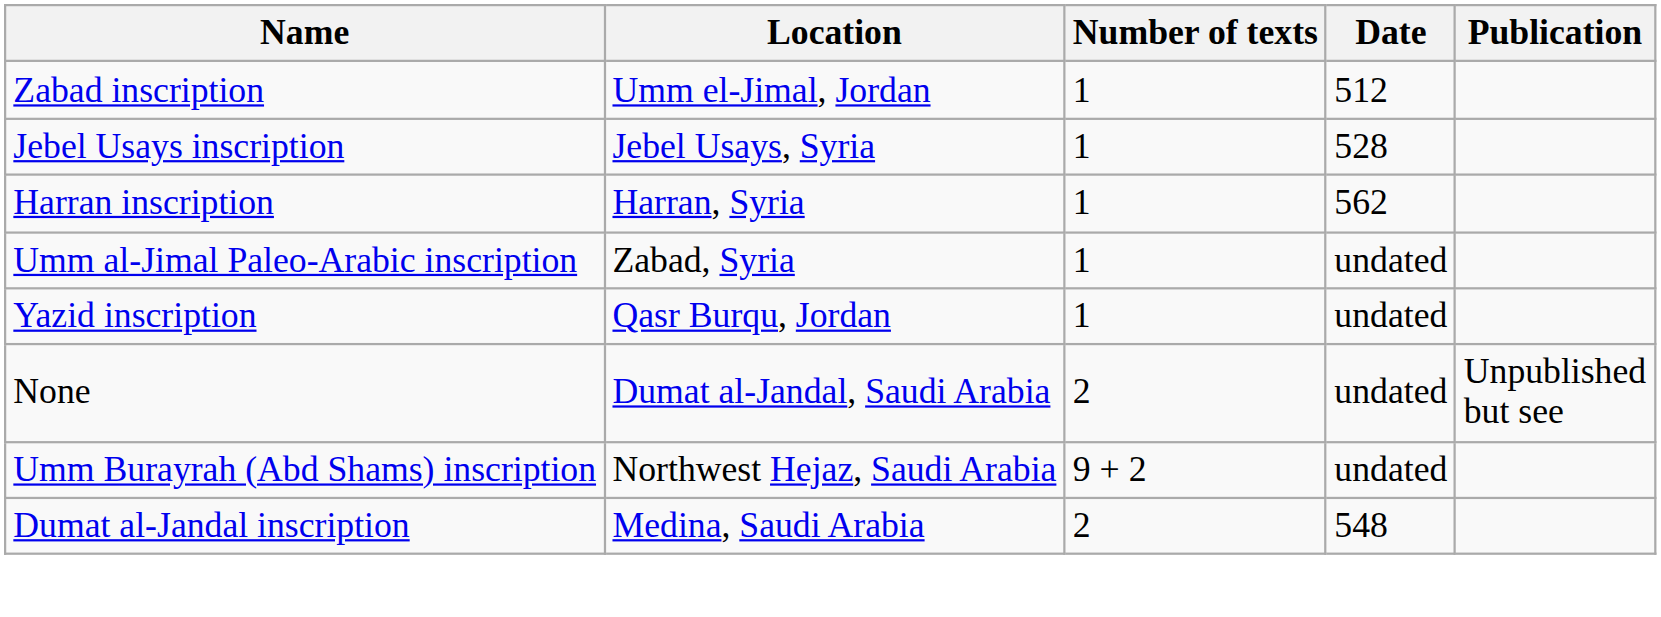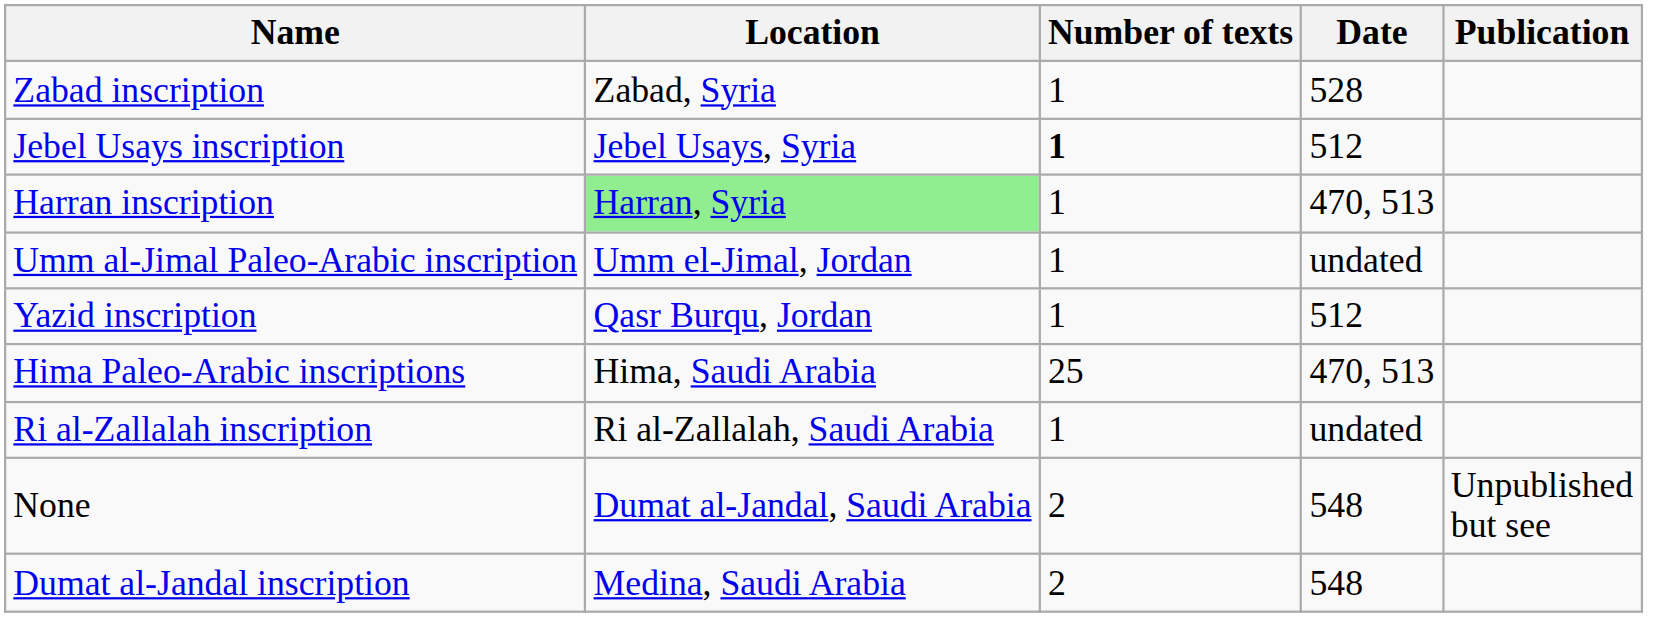(772, 89) Umm el-Jimal, Jordan -> (685, 89) Zabad, Syria
(1361, 89) 512 -> (1336, 89) 528
(1082, 145) normal -> (1057, 145) bold
(1361, 145) 528 -> (1336, 145) 512
(709, 202) no background -> (690, 202) lightgreen background
(1361, 202) 562 -> (1372, 202) 470, 513
(704, 259) Zabad, Syria -> (753, 259) Umm el-Jimal, Jordan
(1391, 315) undated -> (1336, 315) 512
+ row: (239, 372)
+ row: (193, 428)
(1391, 392) undated -> (1336, 505) 548
- row: (305, 469)
